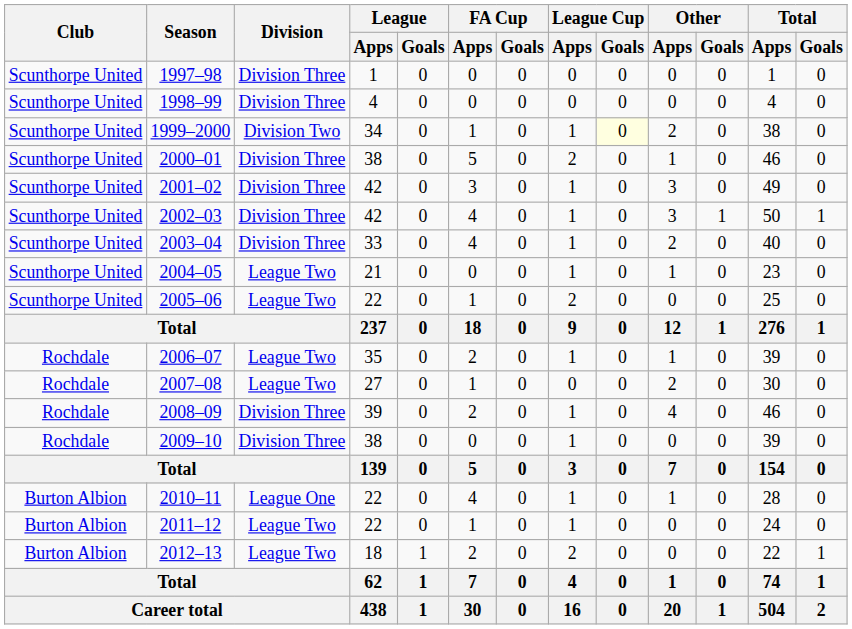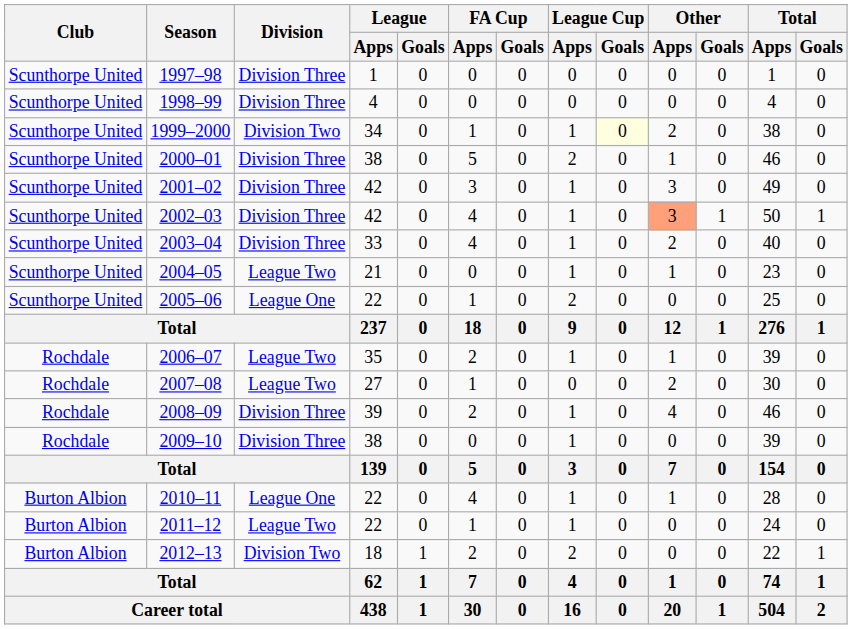(672, 215) no background -> (672, 215) lightsalmon background
(292, 300) League Two -> (292, 300) League One
(292, 553) League Two -> (292, 553) Division Two
